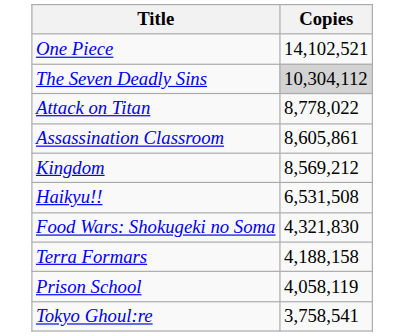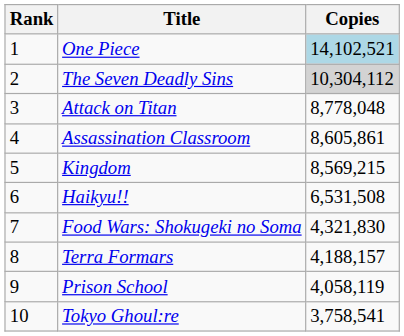+ column: (32, 19)
(326, 49) no background -> (352, 49) lightblue background
(322, 108) 8,778,022 -> (348, 108) 8,778,048
(322, 167) 8,569,212 -> (348, 167) 8,569,215
(322, 256) 4,188,158 -> (348, 256) 4,188,157
